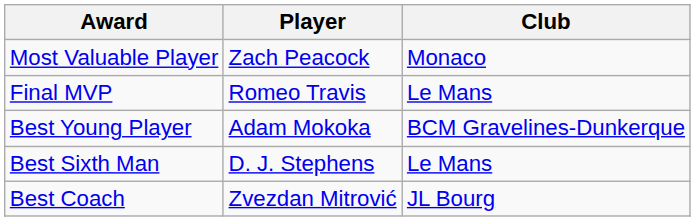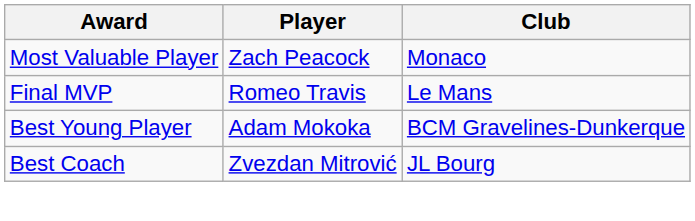- row: (85, 163)
